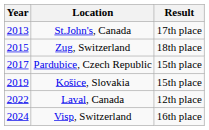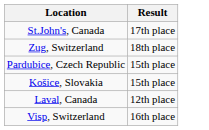- column: (18, 13)
